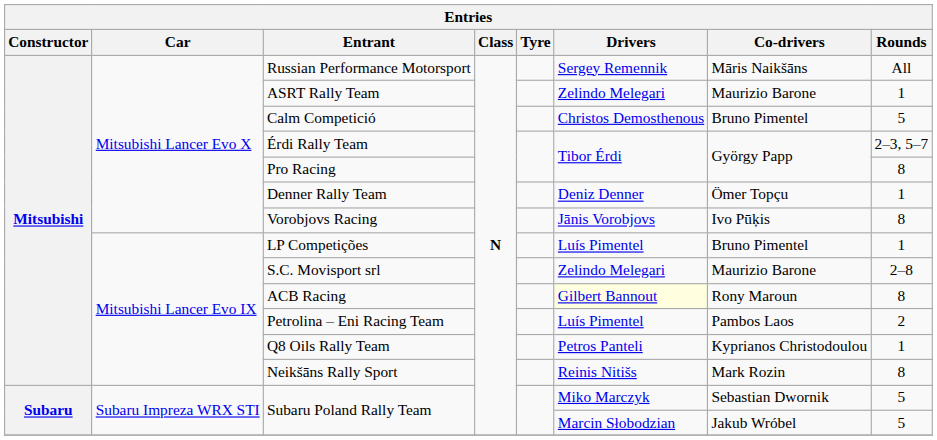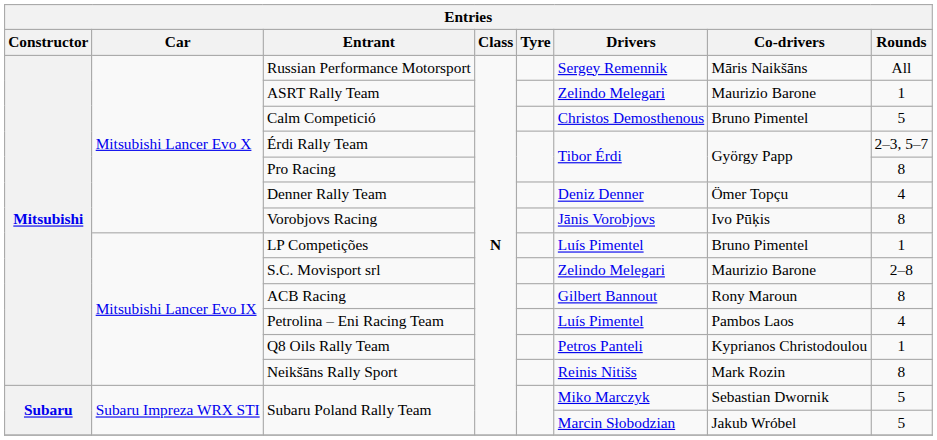(901, 194) 1 -> (901, 194) 4
(608, 295) lightyellow background -> (608, 295) no background
(901, 321) 2 -> (901, 321) 4
